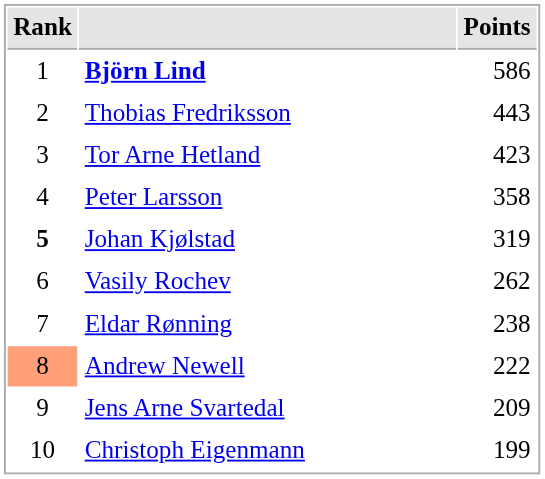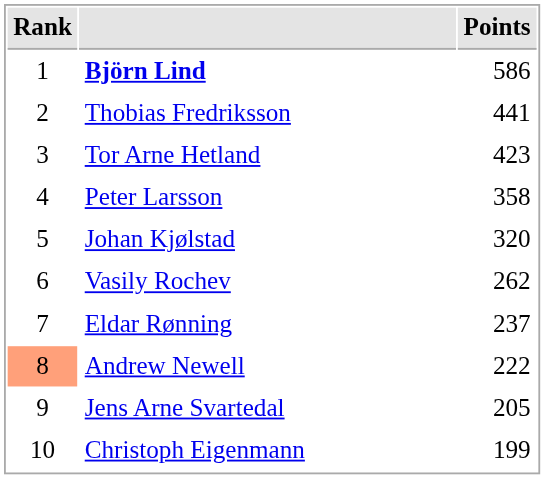(512, 113) 443 -> (512, 113) 441
(43, 239) bold -> (43, 239) normal
(512, 239) 319 -> (512, 239) 320
(512, 323) 238 -> (512, 323) 237
(512, 408) 209 -> (512, 408) 205
